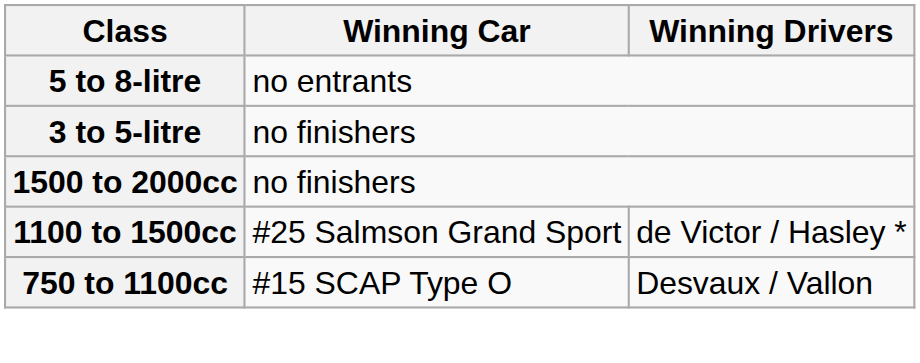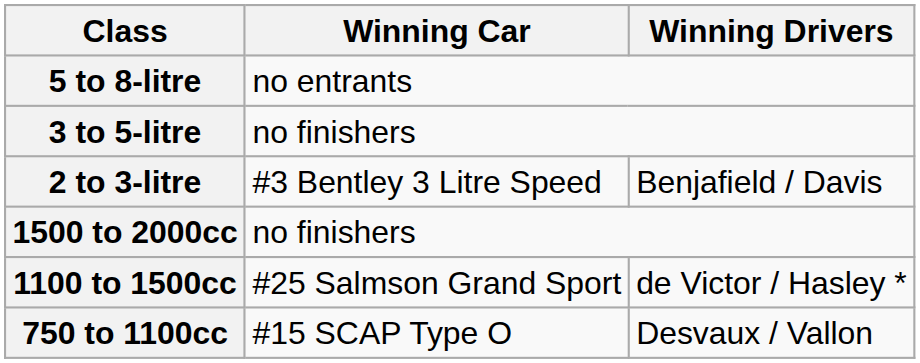+ row: (125, 182)
